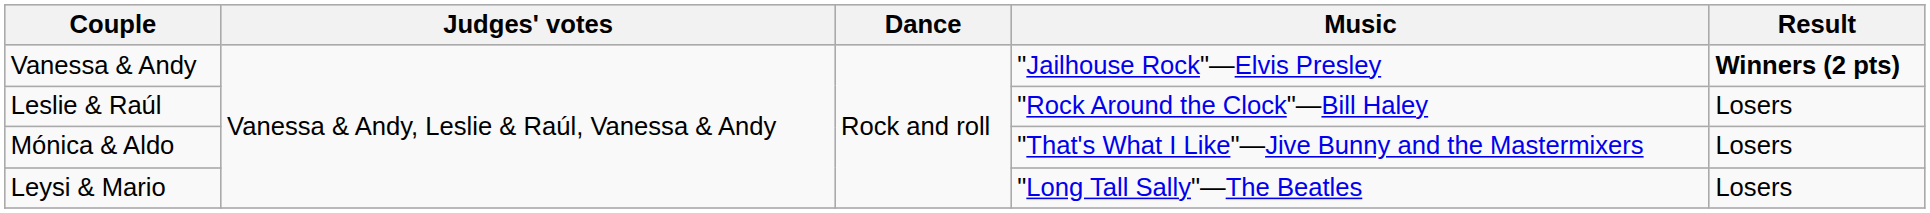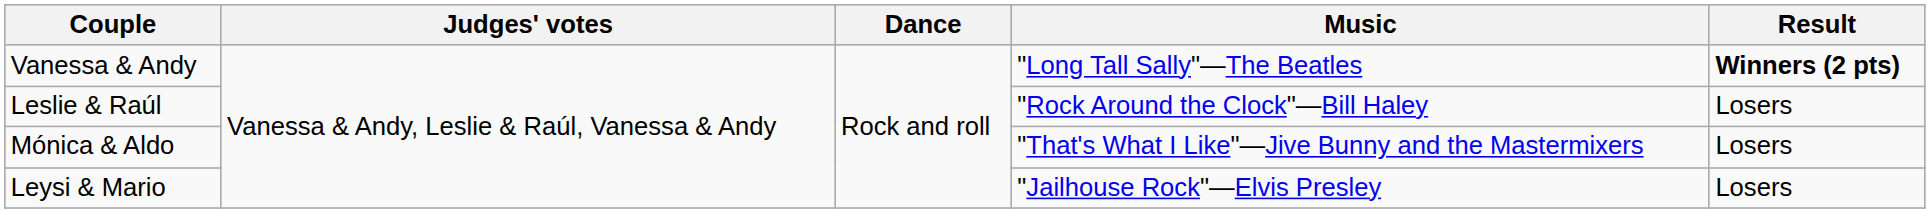(1199, 65) "Jailhouse Rock"—Elvis Presley -> (1190, 65) "Long Tall Sally"—The Beatles
(1190, 187) "Long Tall Sally"—The Beatles -> (1199, 187) "Jailhouse Rock"—Elvis Presley
